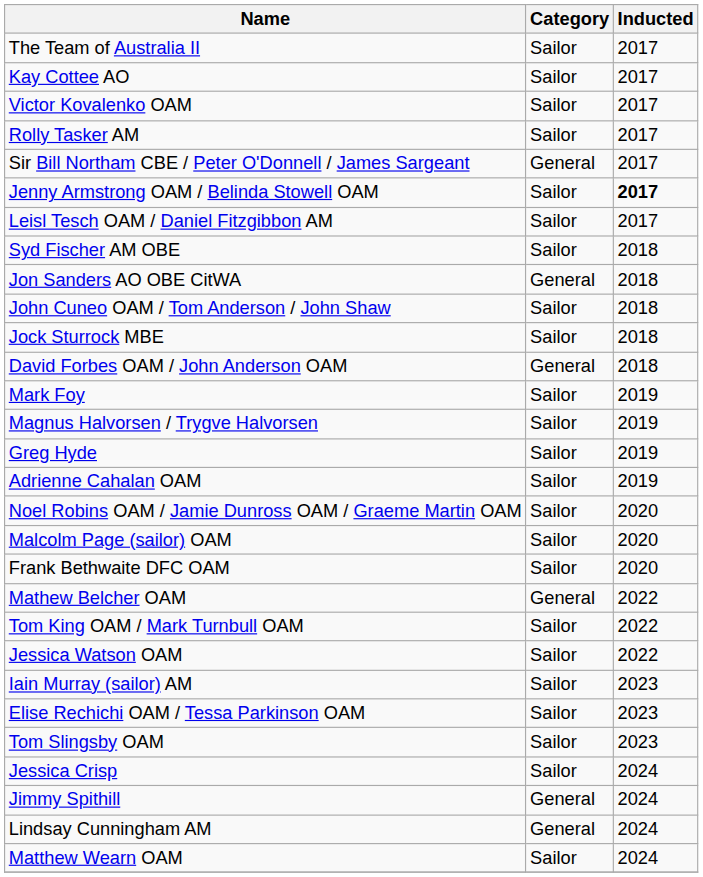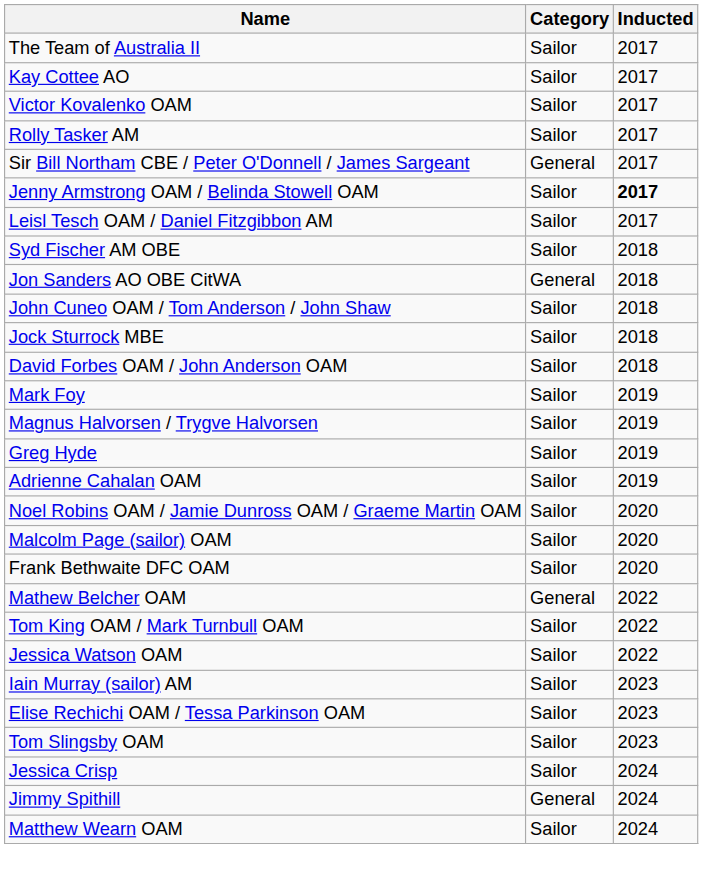(563, 366) General -> (553, 366) Sailor
- row: (110, 828)
